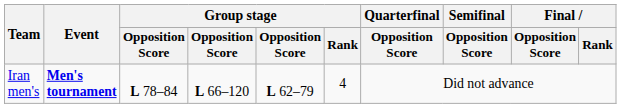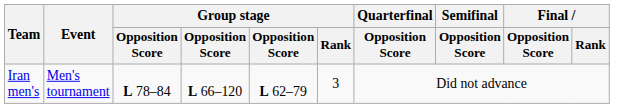(82, 84) bold -> (78, 84) normal
(343, 84) 4 -> (336, 84) 3
